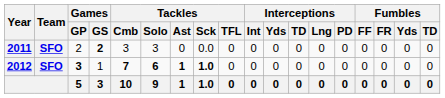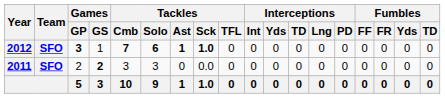rows swapped: (19, 48) <-> (19, 66)
